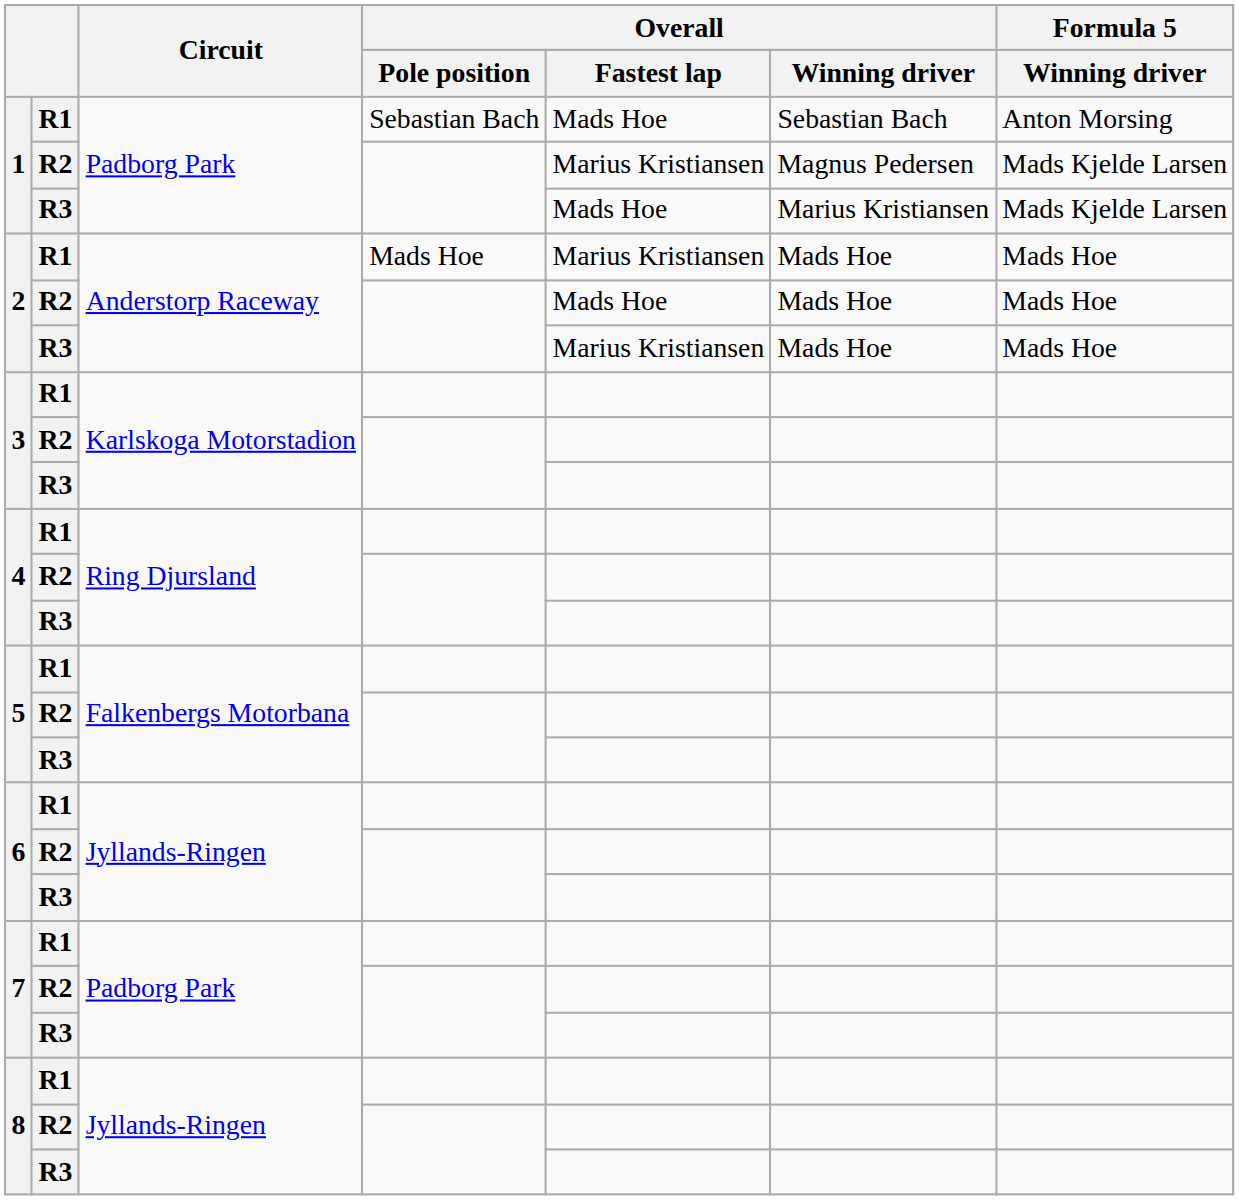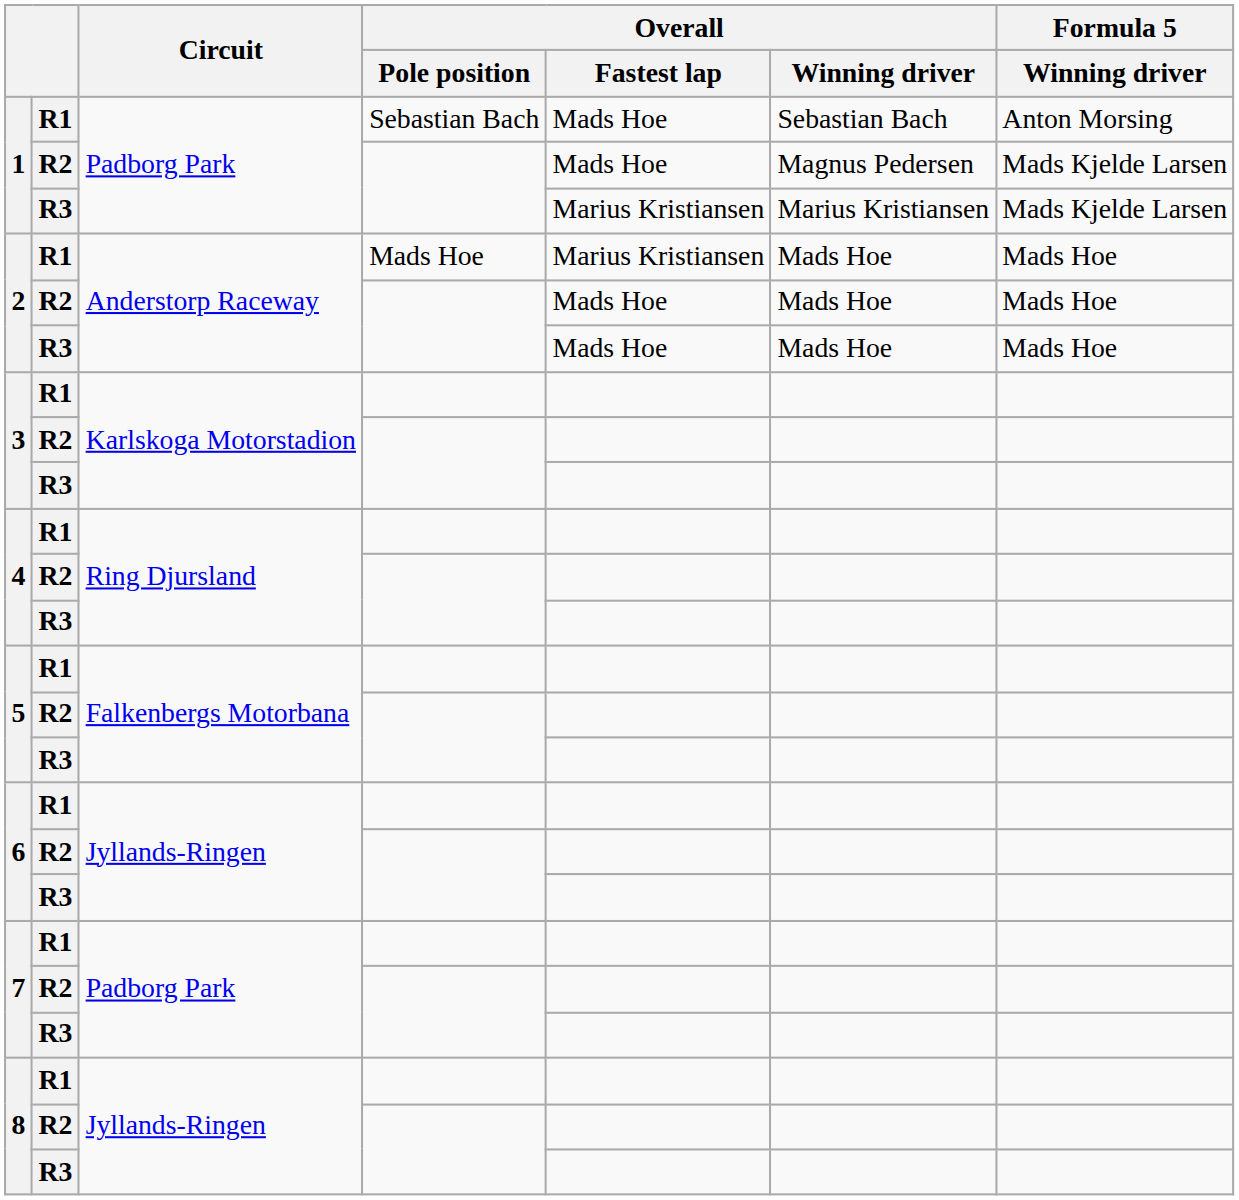(658, 164) Marius Kristiansen -> (610, 164) Mads Hoe
(610, 210) Mads Hoe -> (658, 210) Marius Kristiansen
(658, 347) Marius Kristiansen -> (610, 347) Mads Hoe
